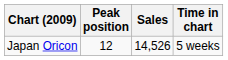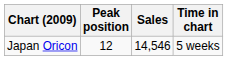(153, 45) 14,526 -> (153, 45) 14,546
